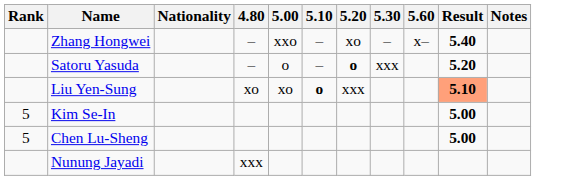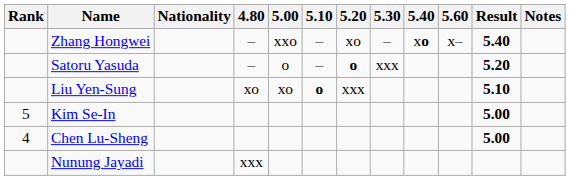+ column: (421, 16)
(463, 89) lightsalmon background -> (497, 89) no background
(26, 138) 5 -> (26, 138) 4
